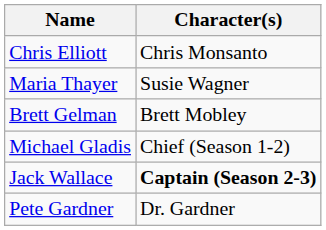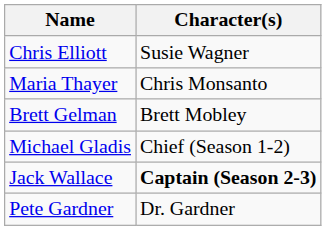(204, 51) Chris Monsanto -> (195, 51) Susie Wagner
(195, 83) Susie Wagner -> (204, 83) Chris Monsanto
